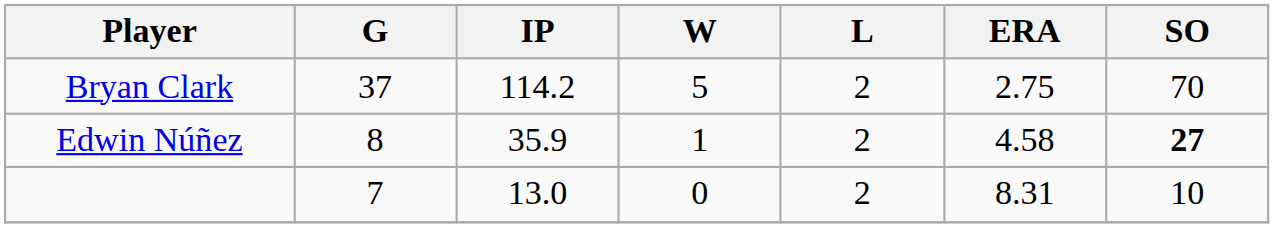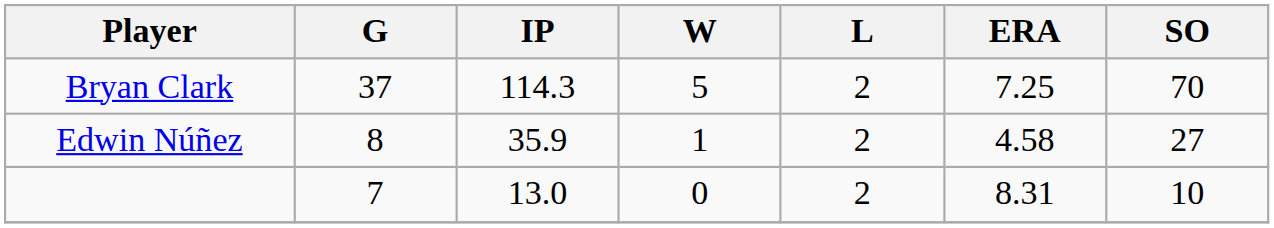(537, 85) 114.2 -> (537, 85) 114.3
(1025, 85) 2.75 -> (1025, 85) 7.25
(1187, 139) bold -> (1187, 139) normal
